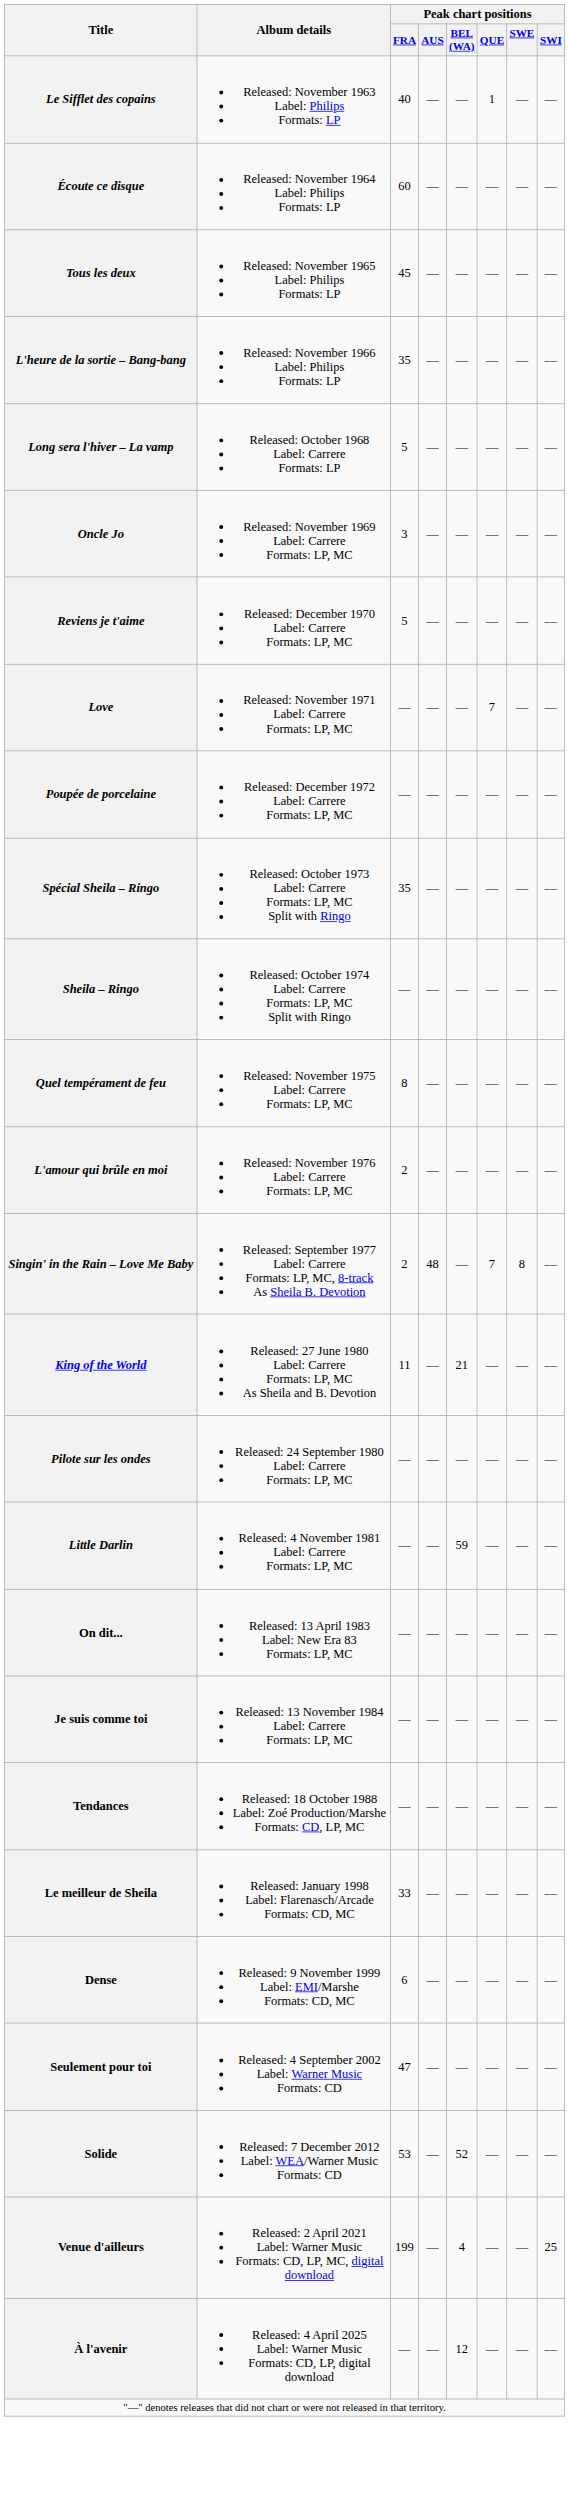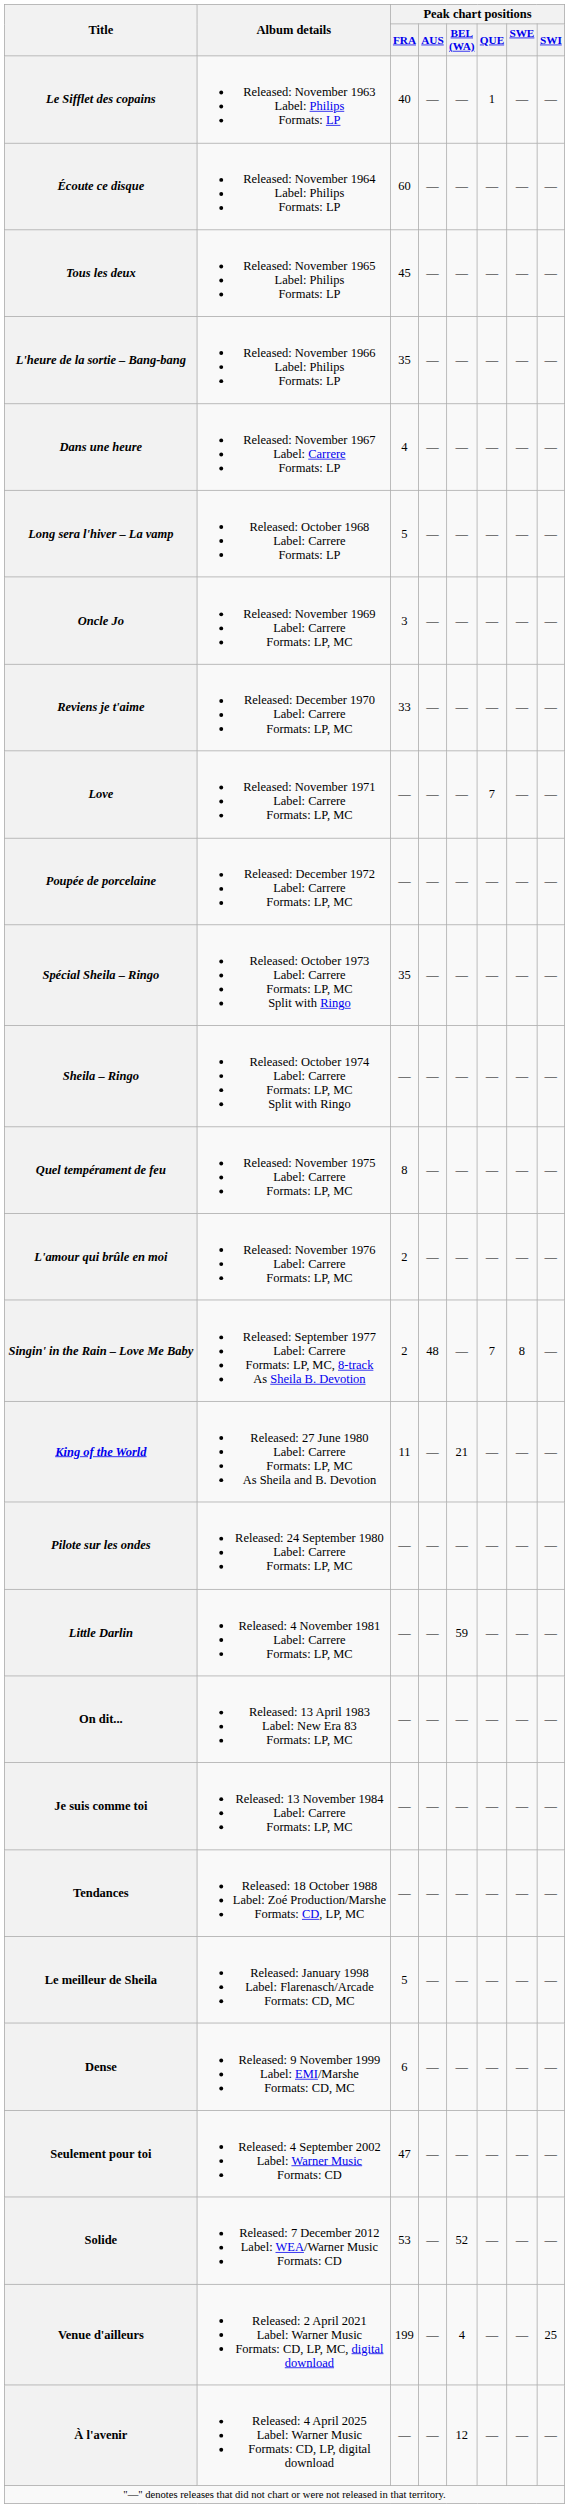+ row: (101, 447)
(404, 620) 5 -> (404, 707) 33
(404, 1893) 33 -> (404, 1979) 5
